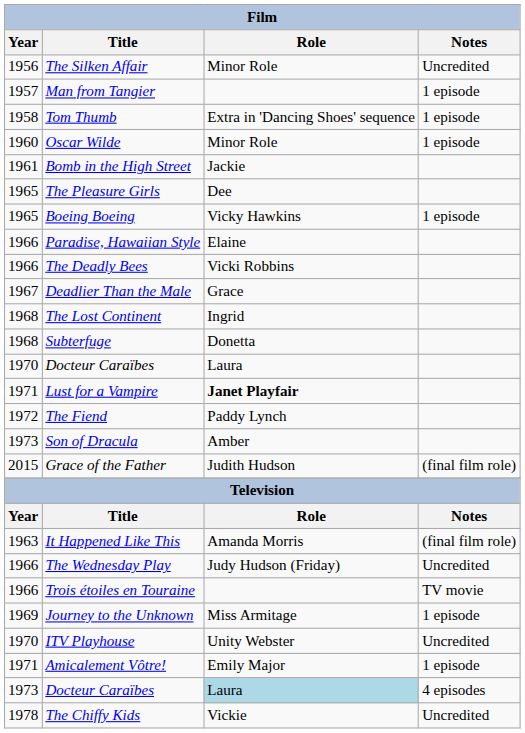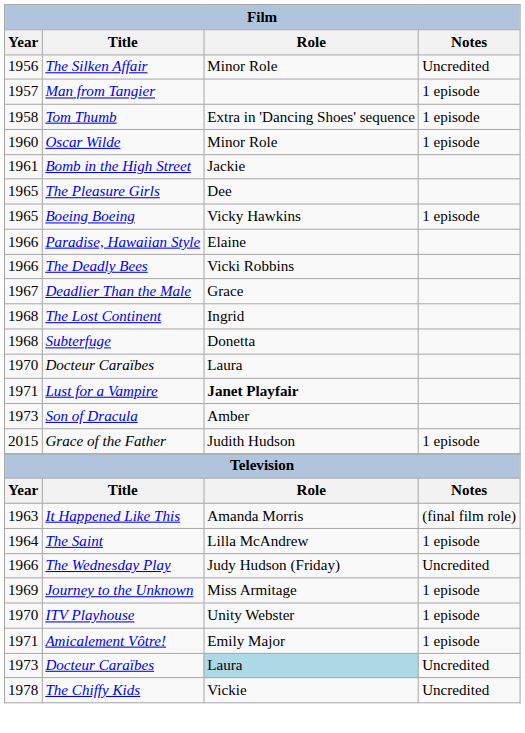- row: (23, 416)
(469, 466) (final film role) -> (451, 441) 1 episode
+ row: (23, 541)
- row: (23, 590)
(456, 640) Uncredited -> (451, 615) 1 episode
(454, 690) 4 episodes -> (456, 665) Uncredited
